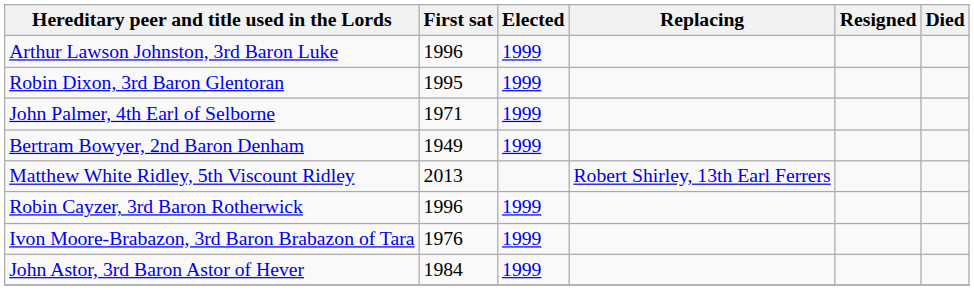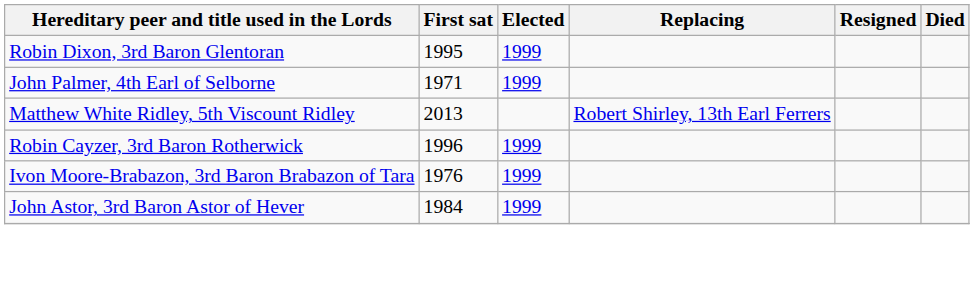- row: (174, 51)
- row: (157, 144)
